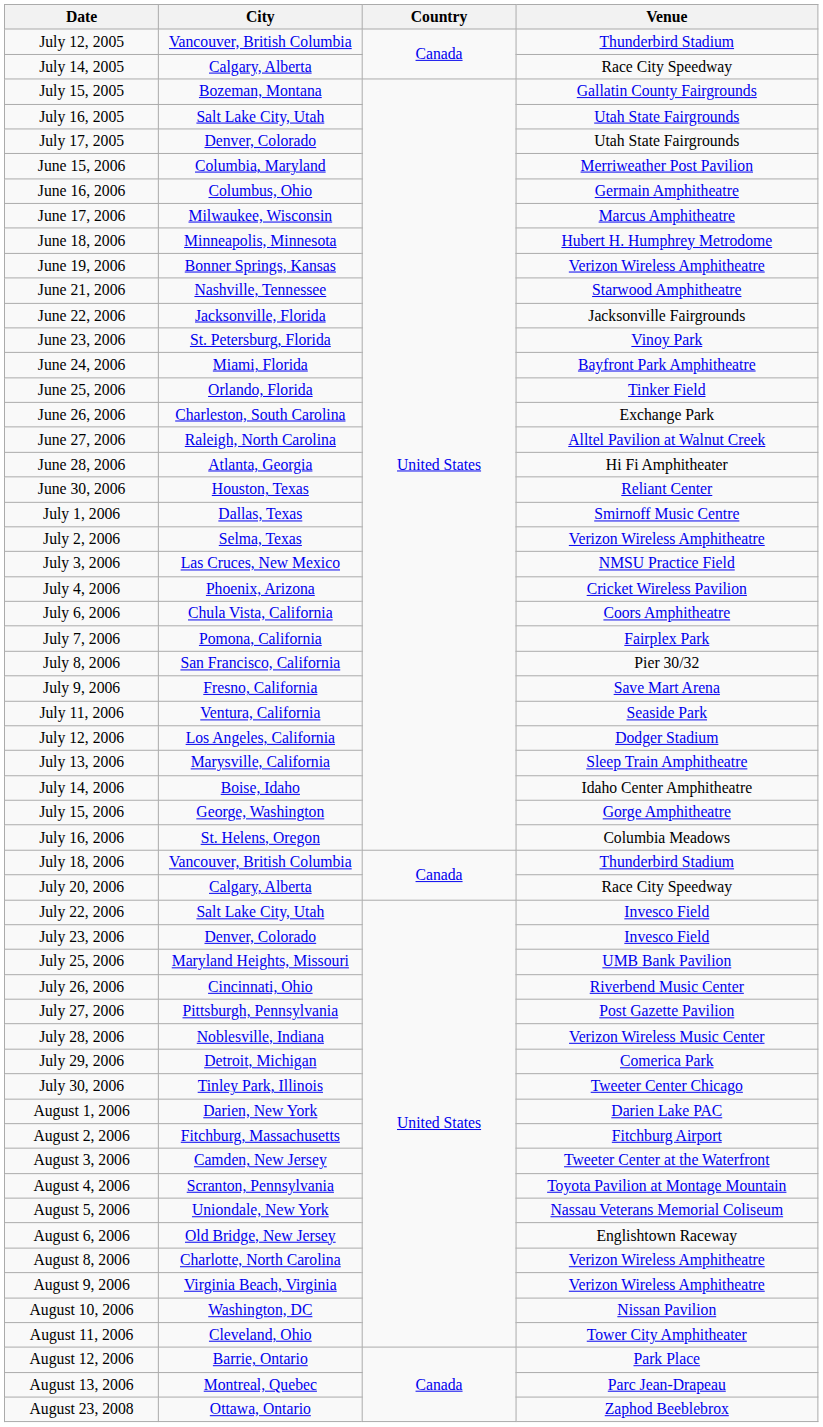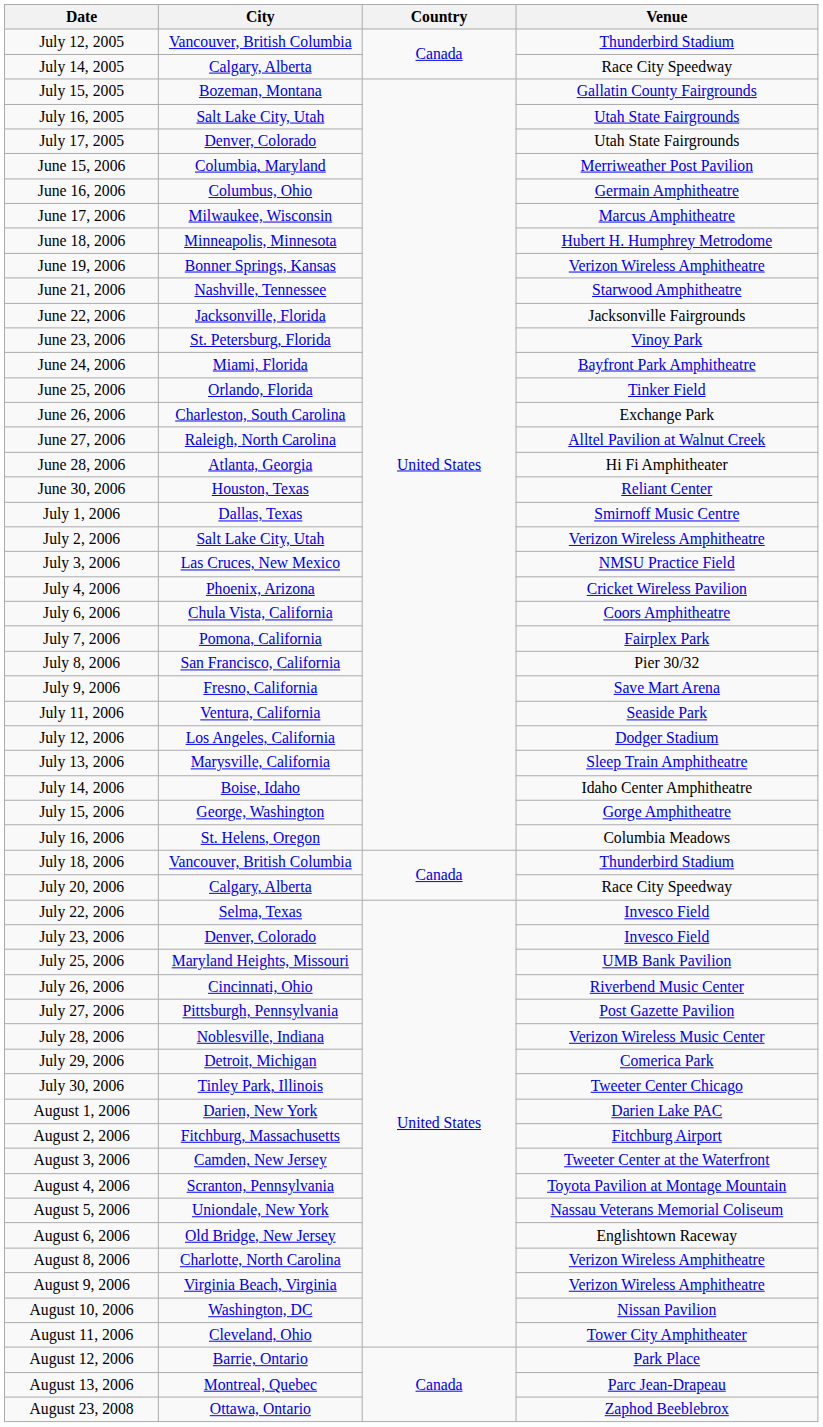(260, 539) Selma, Texas -> (260, 539) Salt Lake City, Utah
(260, 912) Salt Lake City, Utah -> (260, 912) Selma, Texas
